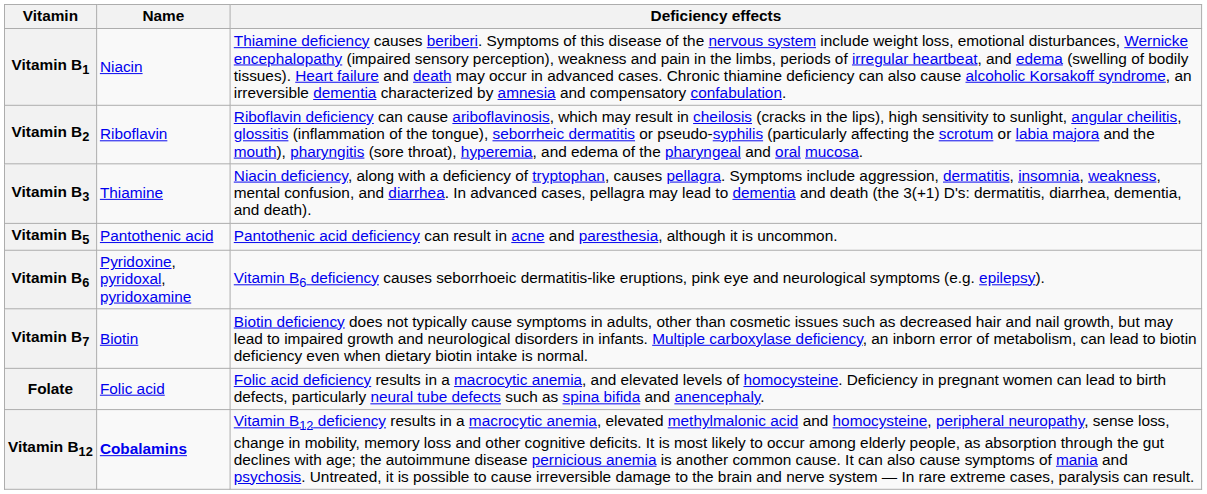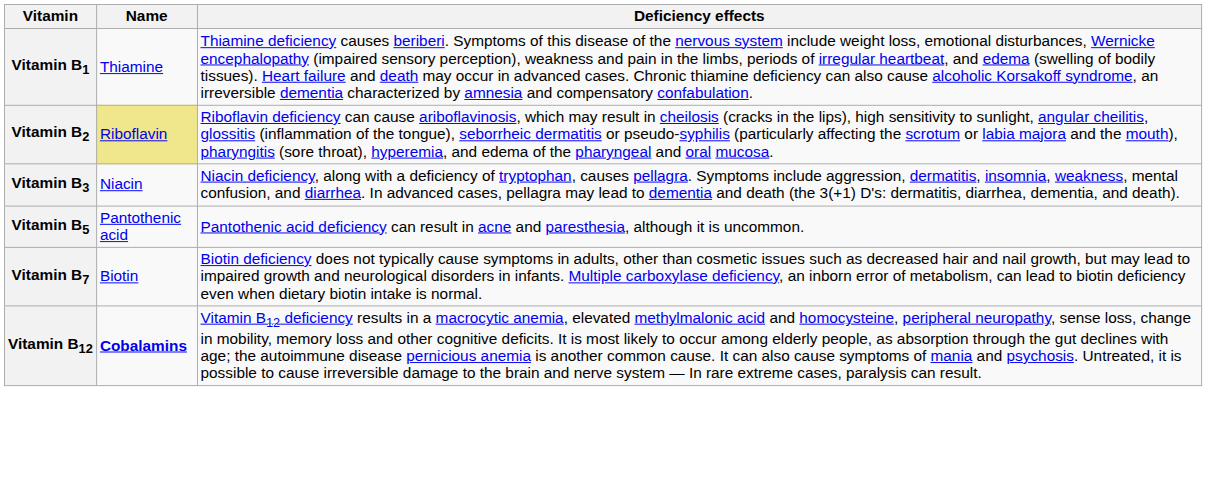(121, 66) Niacin -> (131, 66) Thiamine
(134, 134) no background -> (134, 134) khaki background
(131, 193) Thiamine -> (121, 184) Niacin
- row: (50, 280)
- row: (50, 388)
